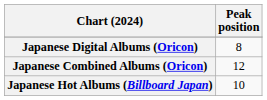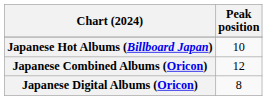rows swapped: (110, 47) <-> (110, 85)
